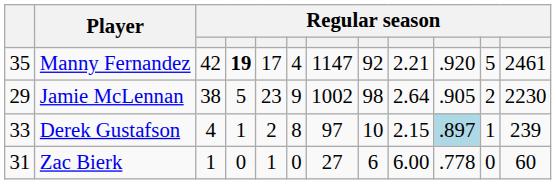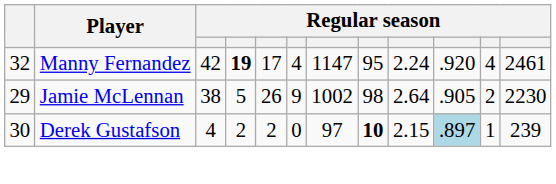(20, 63) 35 -> (20, 63) 32
(373, 63) 92 -> (373, 63) 95
(411, 63) 2.21 -> (411, 63) 2.24
(490, 63) 5 -> (490, 63) 4
(271, 96) 23 -> (271, 96) 26
(20, 129) 33 -> (20, 129) 30
(241, 129) 1 -> (241, 129) 2
(297, 129) 8 -> (297, 129) 0
(373, 129) normal -> (373, 129) bold
- row: (81, 162)
